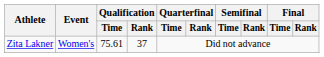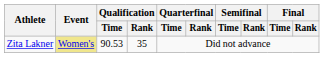(76, 44) no background -> (76, 44) khaki background
(112, 44) 75.61 -> (112, 44) 90.53
(142, 44) 37 -> (142, 44) 35
